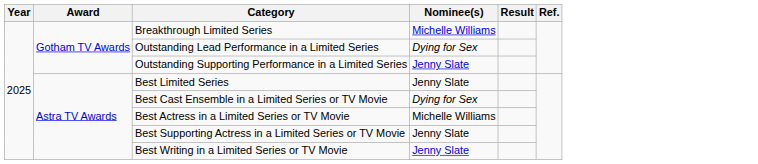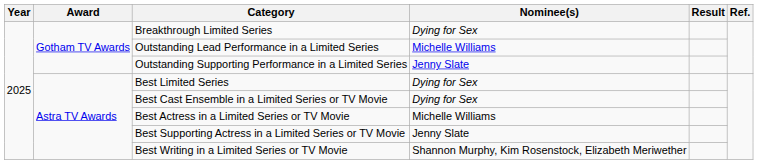(454, 30) Michelle Williams -> (445, 30) Dying for Sex
(445, 47) Dying for Sex -> (454, 47) Michelle Williams
(441, 82) Jenny Slate -> (445, 82) Dying for Sex
(441, 151) Jenny Slate -> (549, 151) Shannon Murphy, Kim Rosenstock, Elizabeth Meriwether
